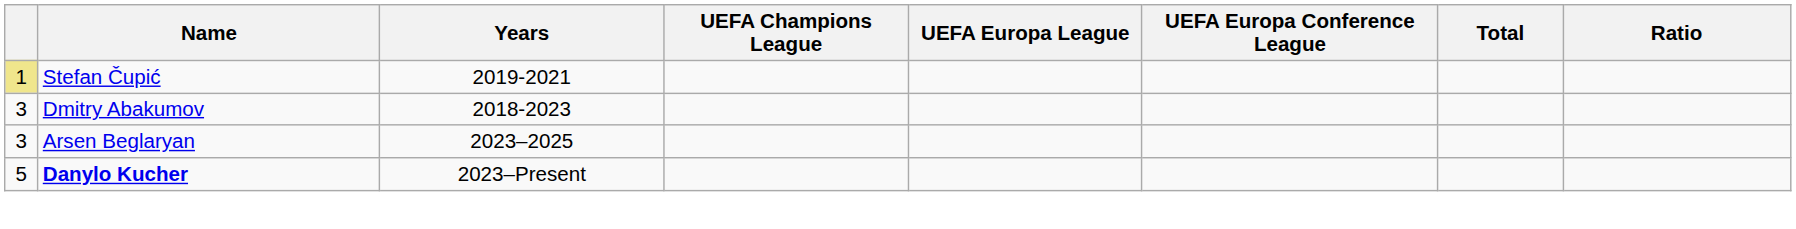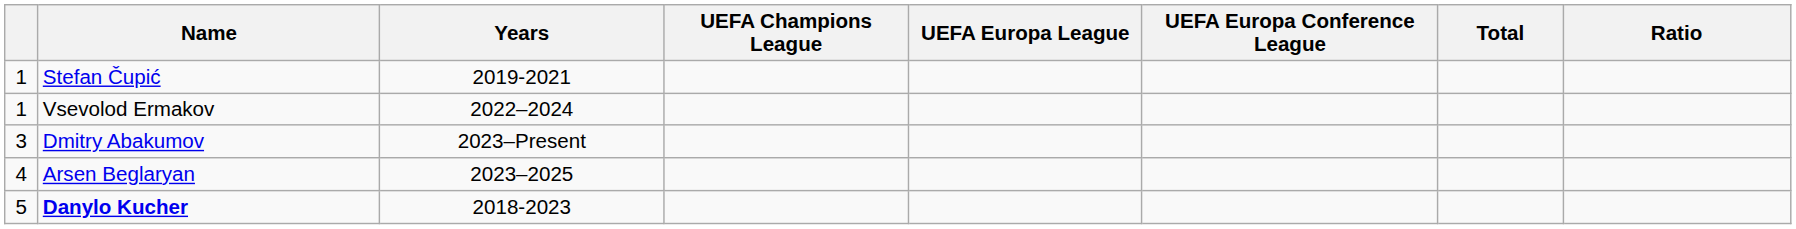(21, 77) khaki background -> (21, 77) no background
+ row: (129, 109)
(522, 109) 2018-2023 -> (522, 142) 2023–Present
(21, 142) 3 -> (21, 174) 4
(522, 174) 2023–Present -> (522, 207) 2018-2023
